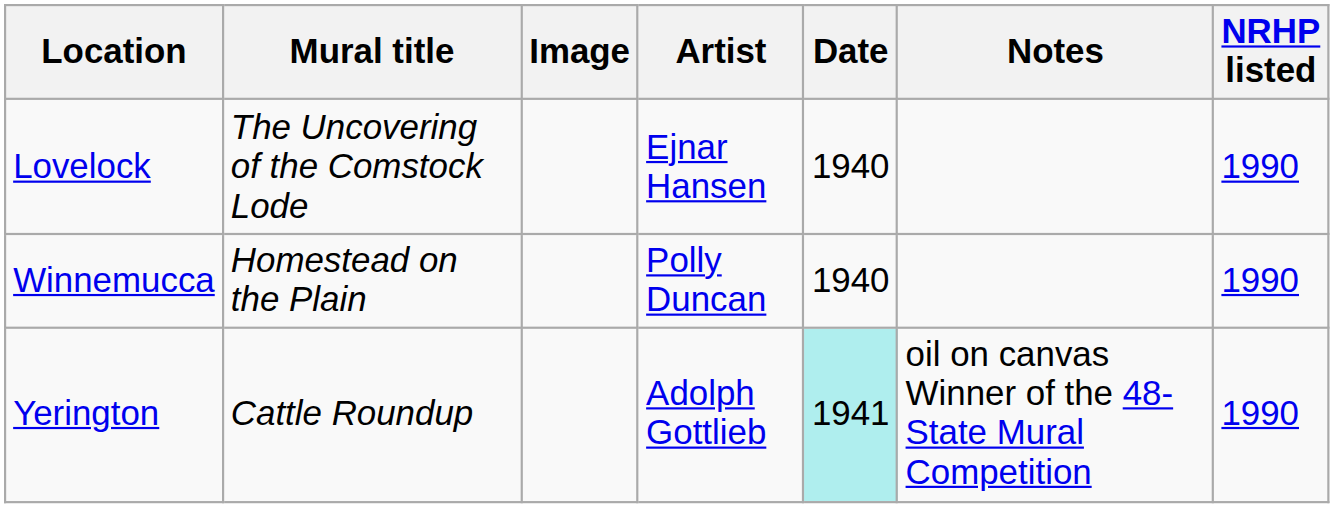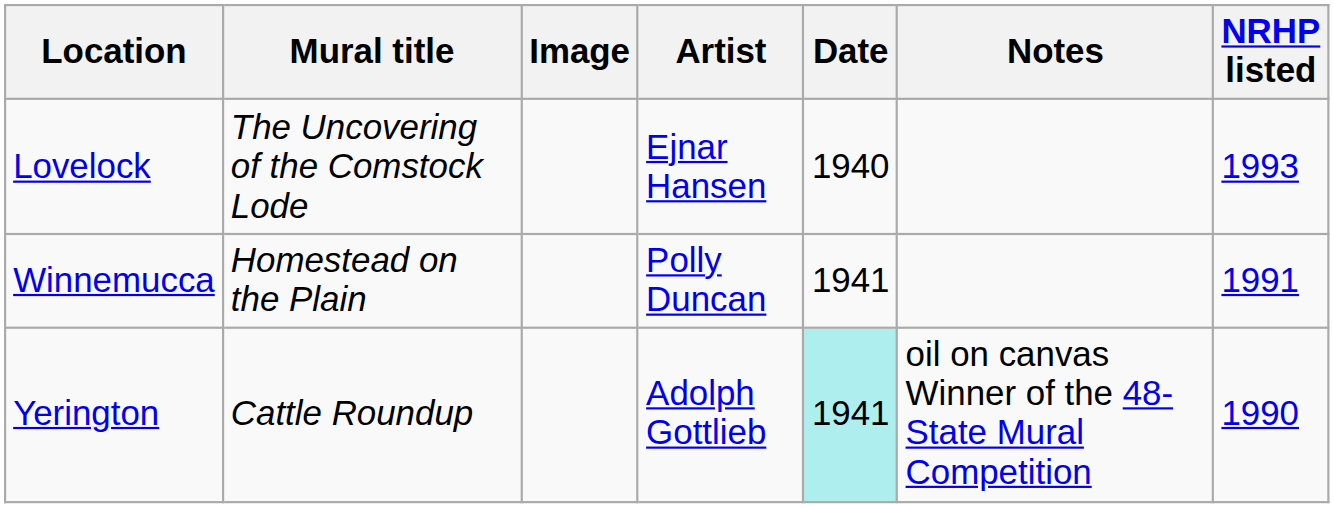(1260, 165) 1990 -> (1260, 165) 1993
(851, 280) 1940 -> (851, 280) 1941
(1260, 280) 1990 -> (1260, 280) 1991
